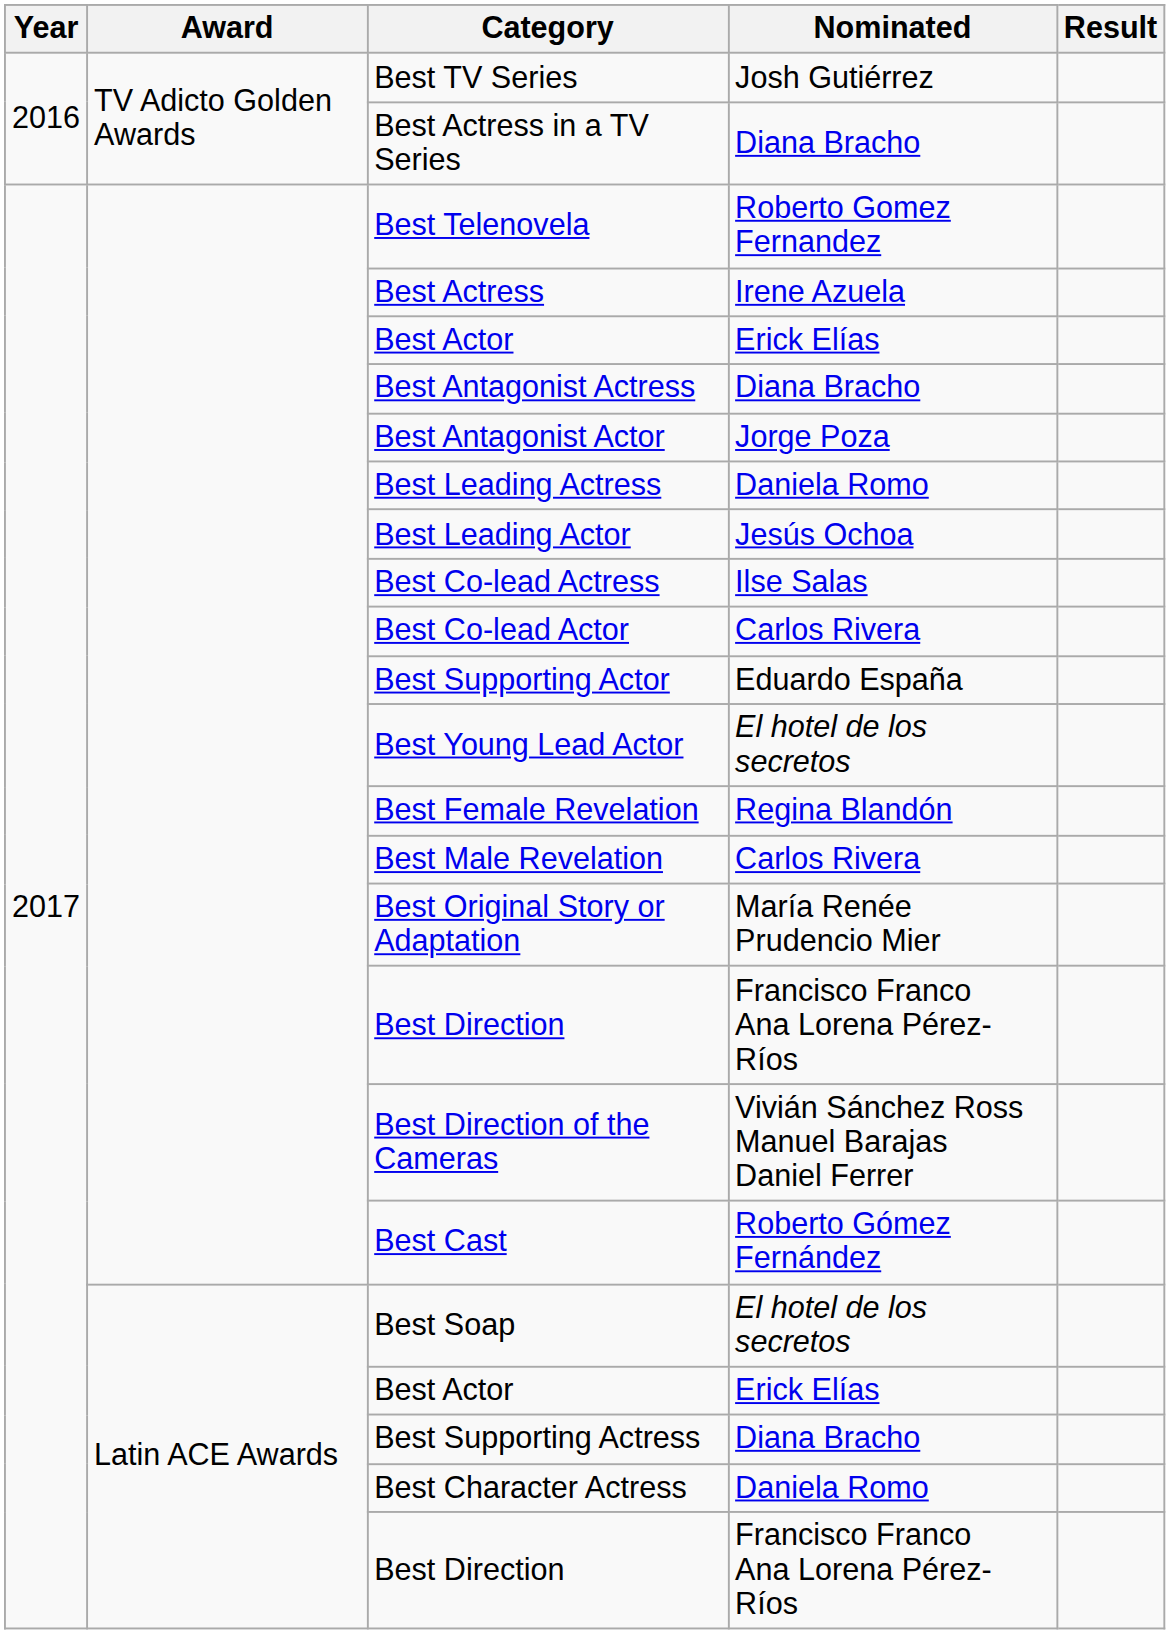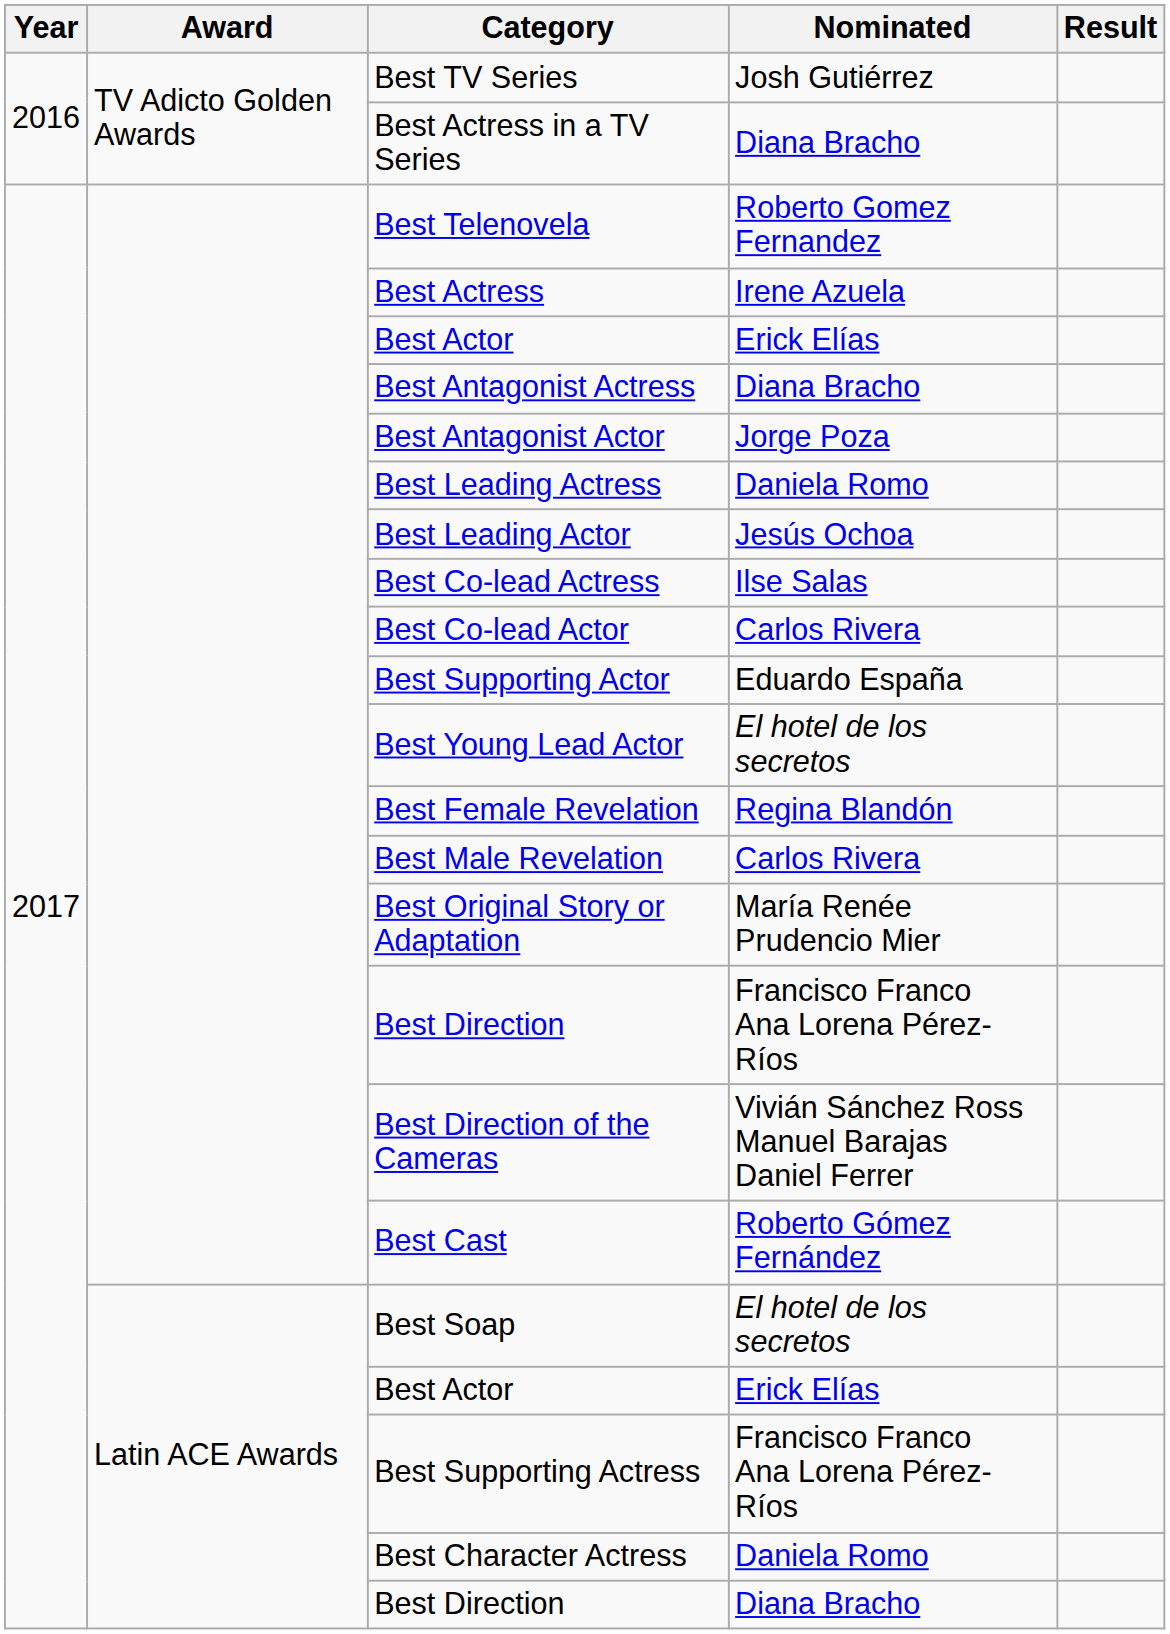(828, 1438) Diana Bracho -> (863, 1473) Francisco Franco Ana Lorena Pérez-Ríos
(863, 1570) Francisco Franco Ana Lorena Pérez-Ríos -> (828, 1604) Diana Bracho
